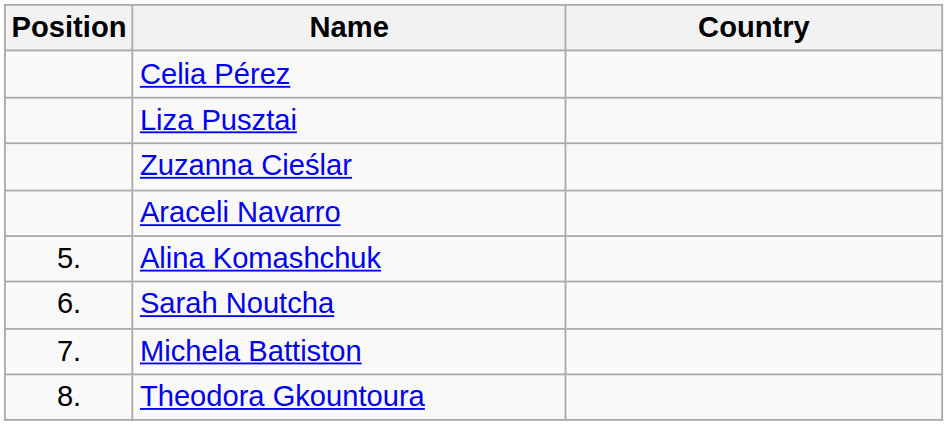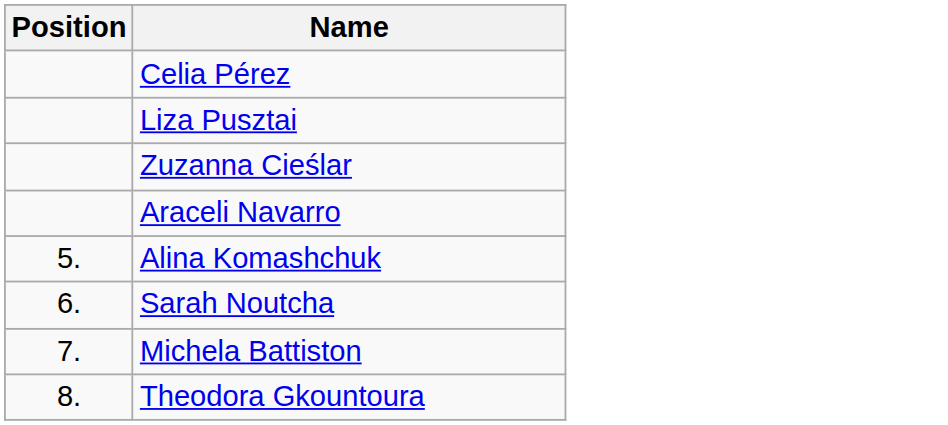- column: (754, 27)
